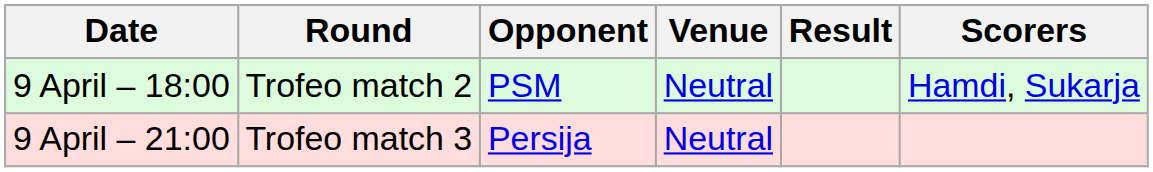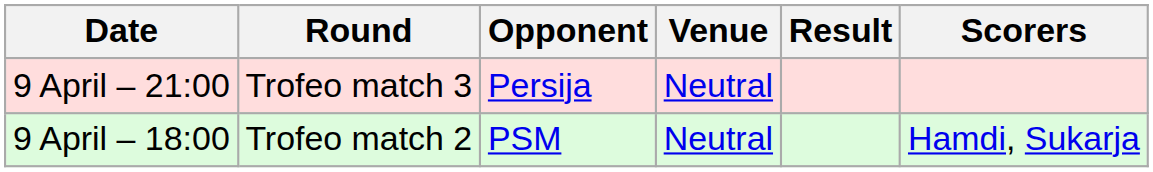rows swapped: (121, 85) <-> (121, 138)
